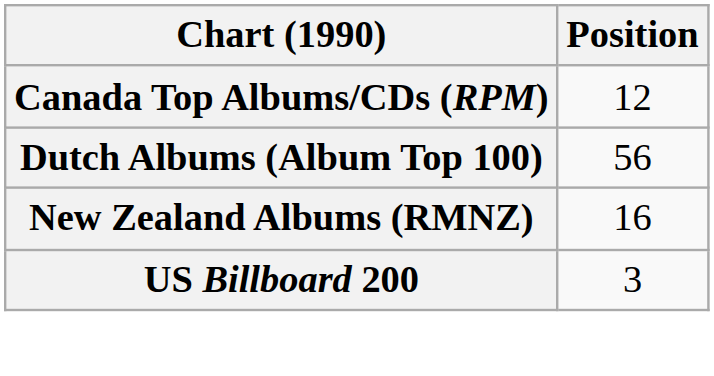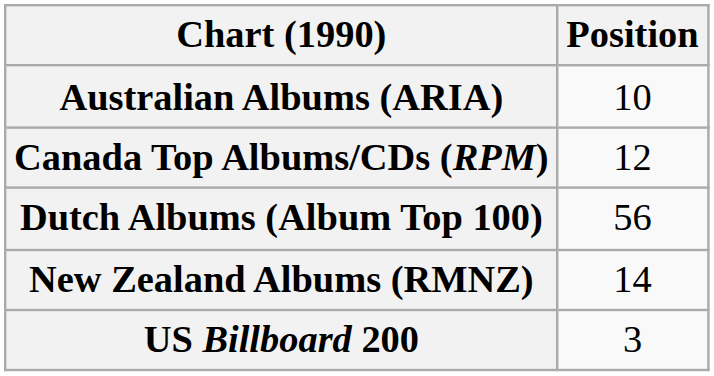+ row: (281, 95)
(633, 217) 16 -> (633, 278) 14
